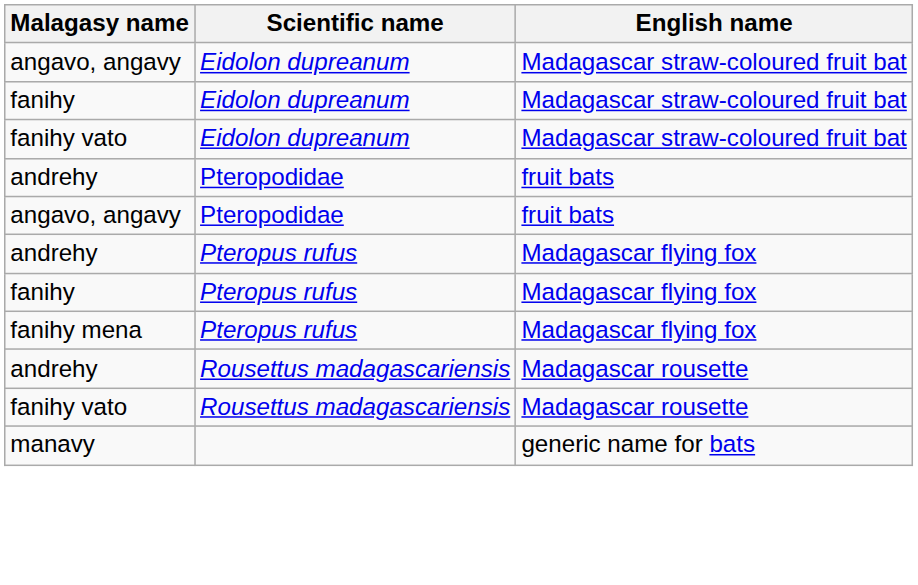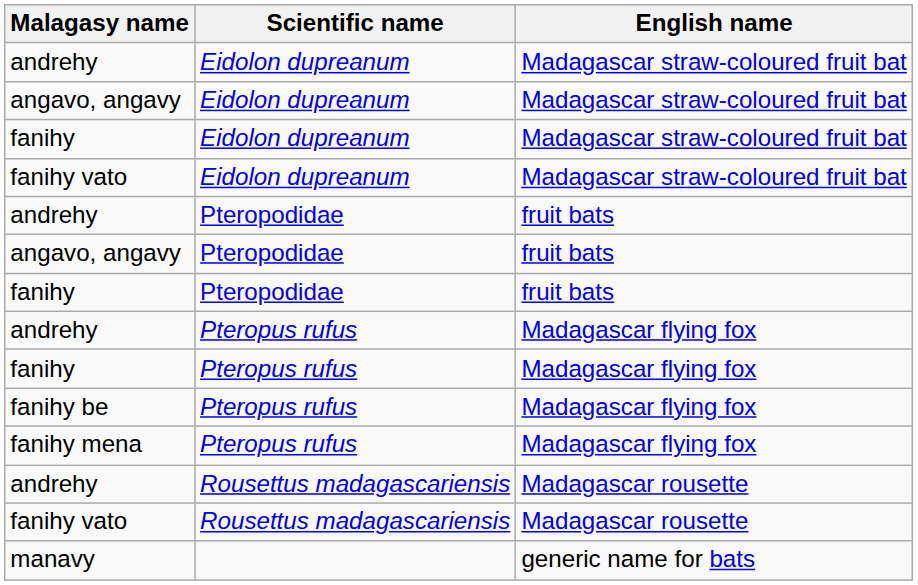+ row: (54, 61)
+ row: (43, 291)
+ row: (59, 406)
